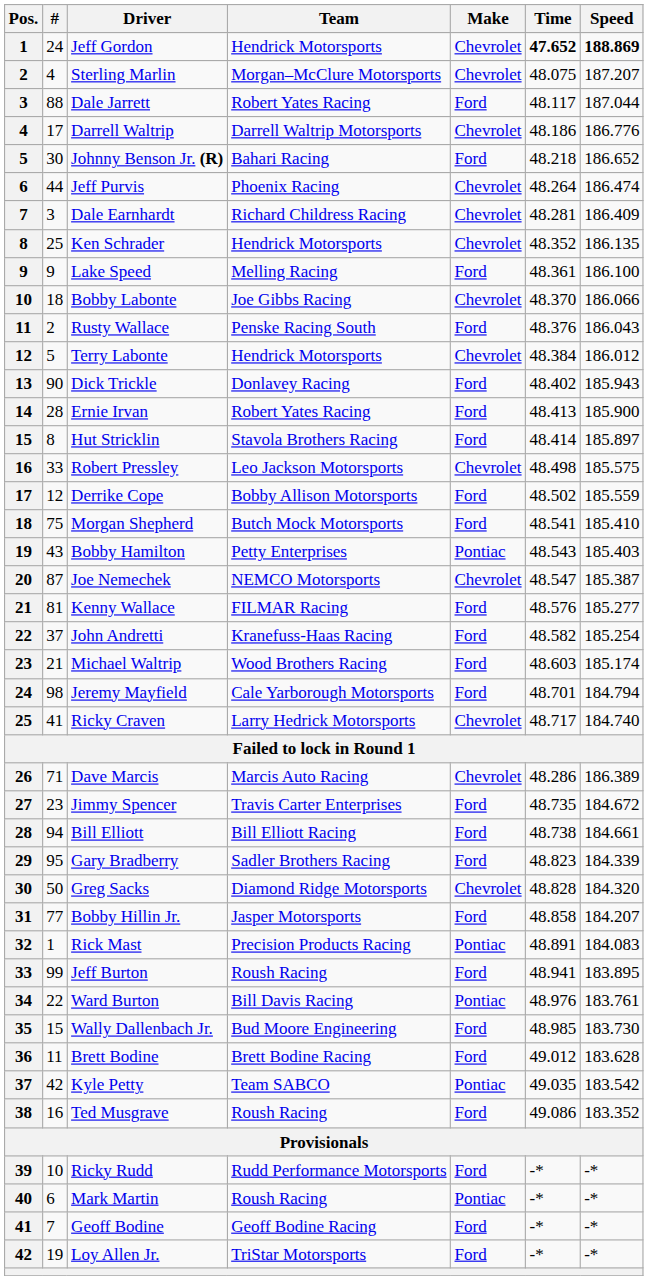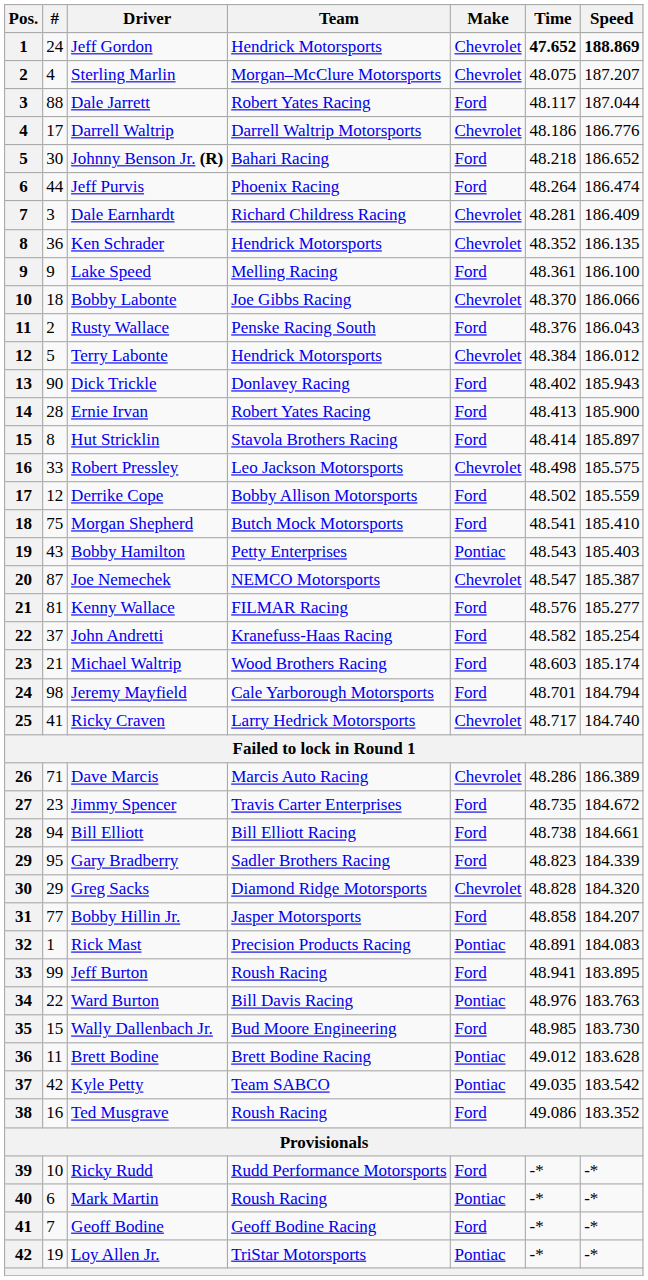(488, 187) Chevrolet -> (471, 187) Ford
(55, 243) 25 -> (55, 243) 36
(55, 888) 50 -> (55, 888) 29
(612, 1001) 183.761 -> (612, 1001) 183.763
(471, 1057) Ford -> (480, 1057) Pontiac
(471, 1253) Ford -> (480, 1253) Pontiac
